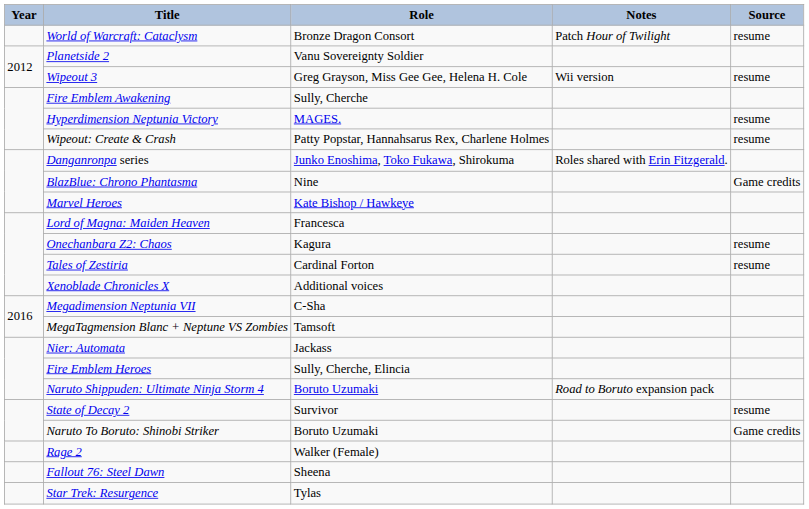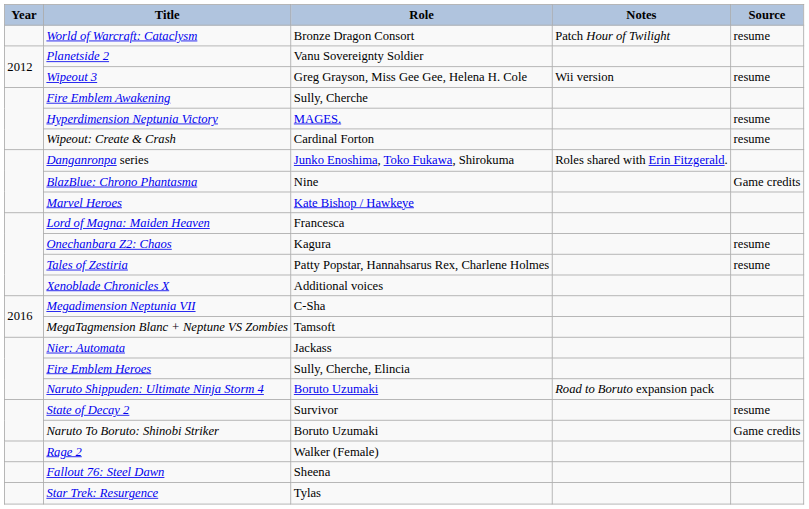(422, 139) Patty Popstar, Hannahsarus Rex, Charlene Holmes -> (334, 139) Cardinal Forton
(334, 264) Cardinal Forton -> (422, 264) Patty Popstar, Hannahsarus Rex, Charlene Holmes
